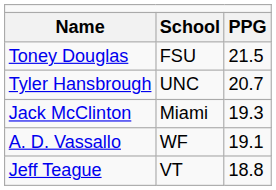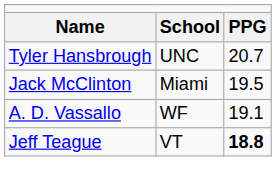- row: (69, 55)
(246, 113) 19.3 -> (246, 84) 19.5
(246, 170) normal -> (246, 141) bold
